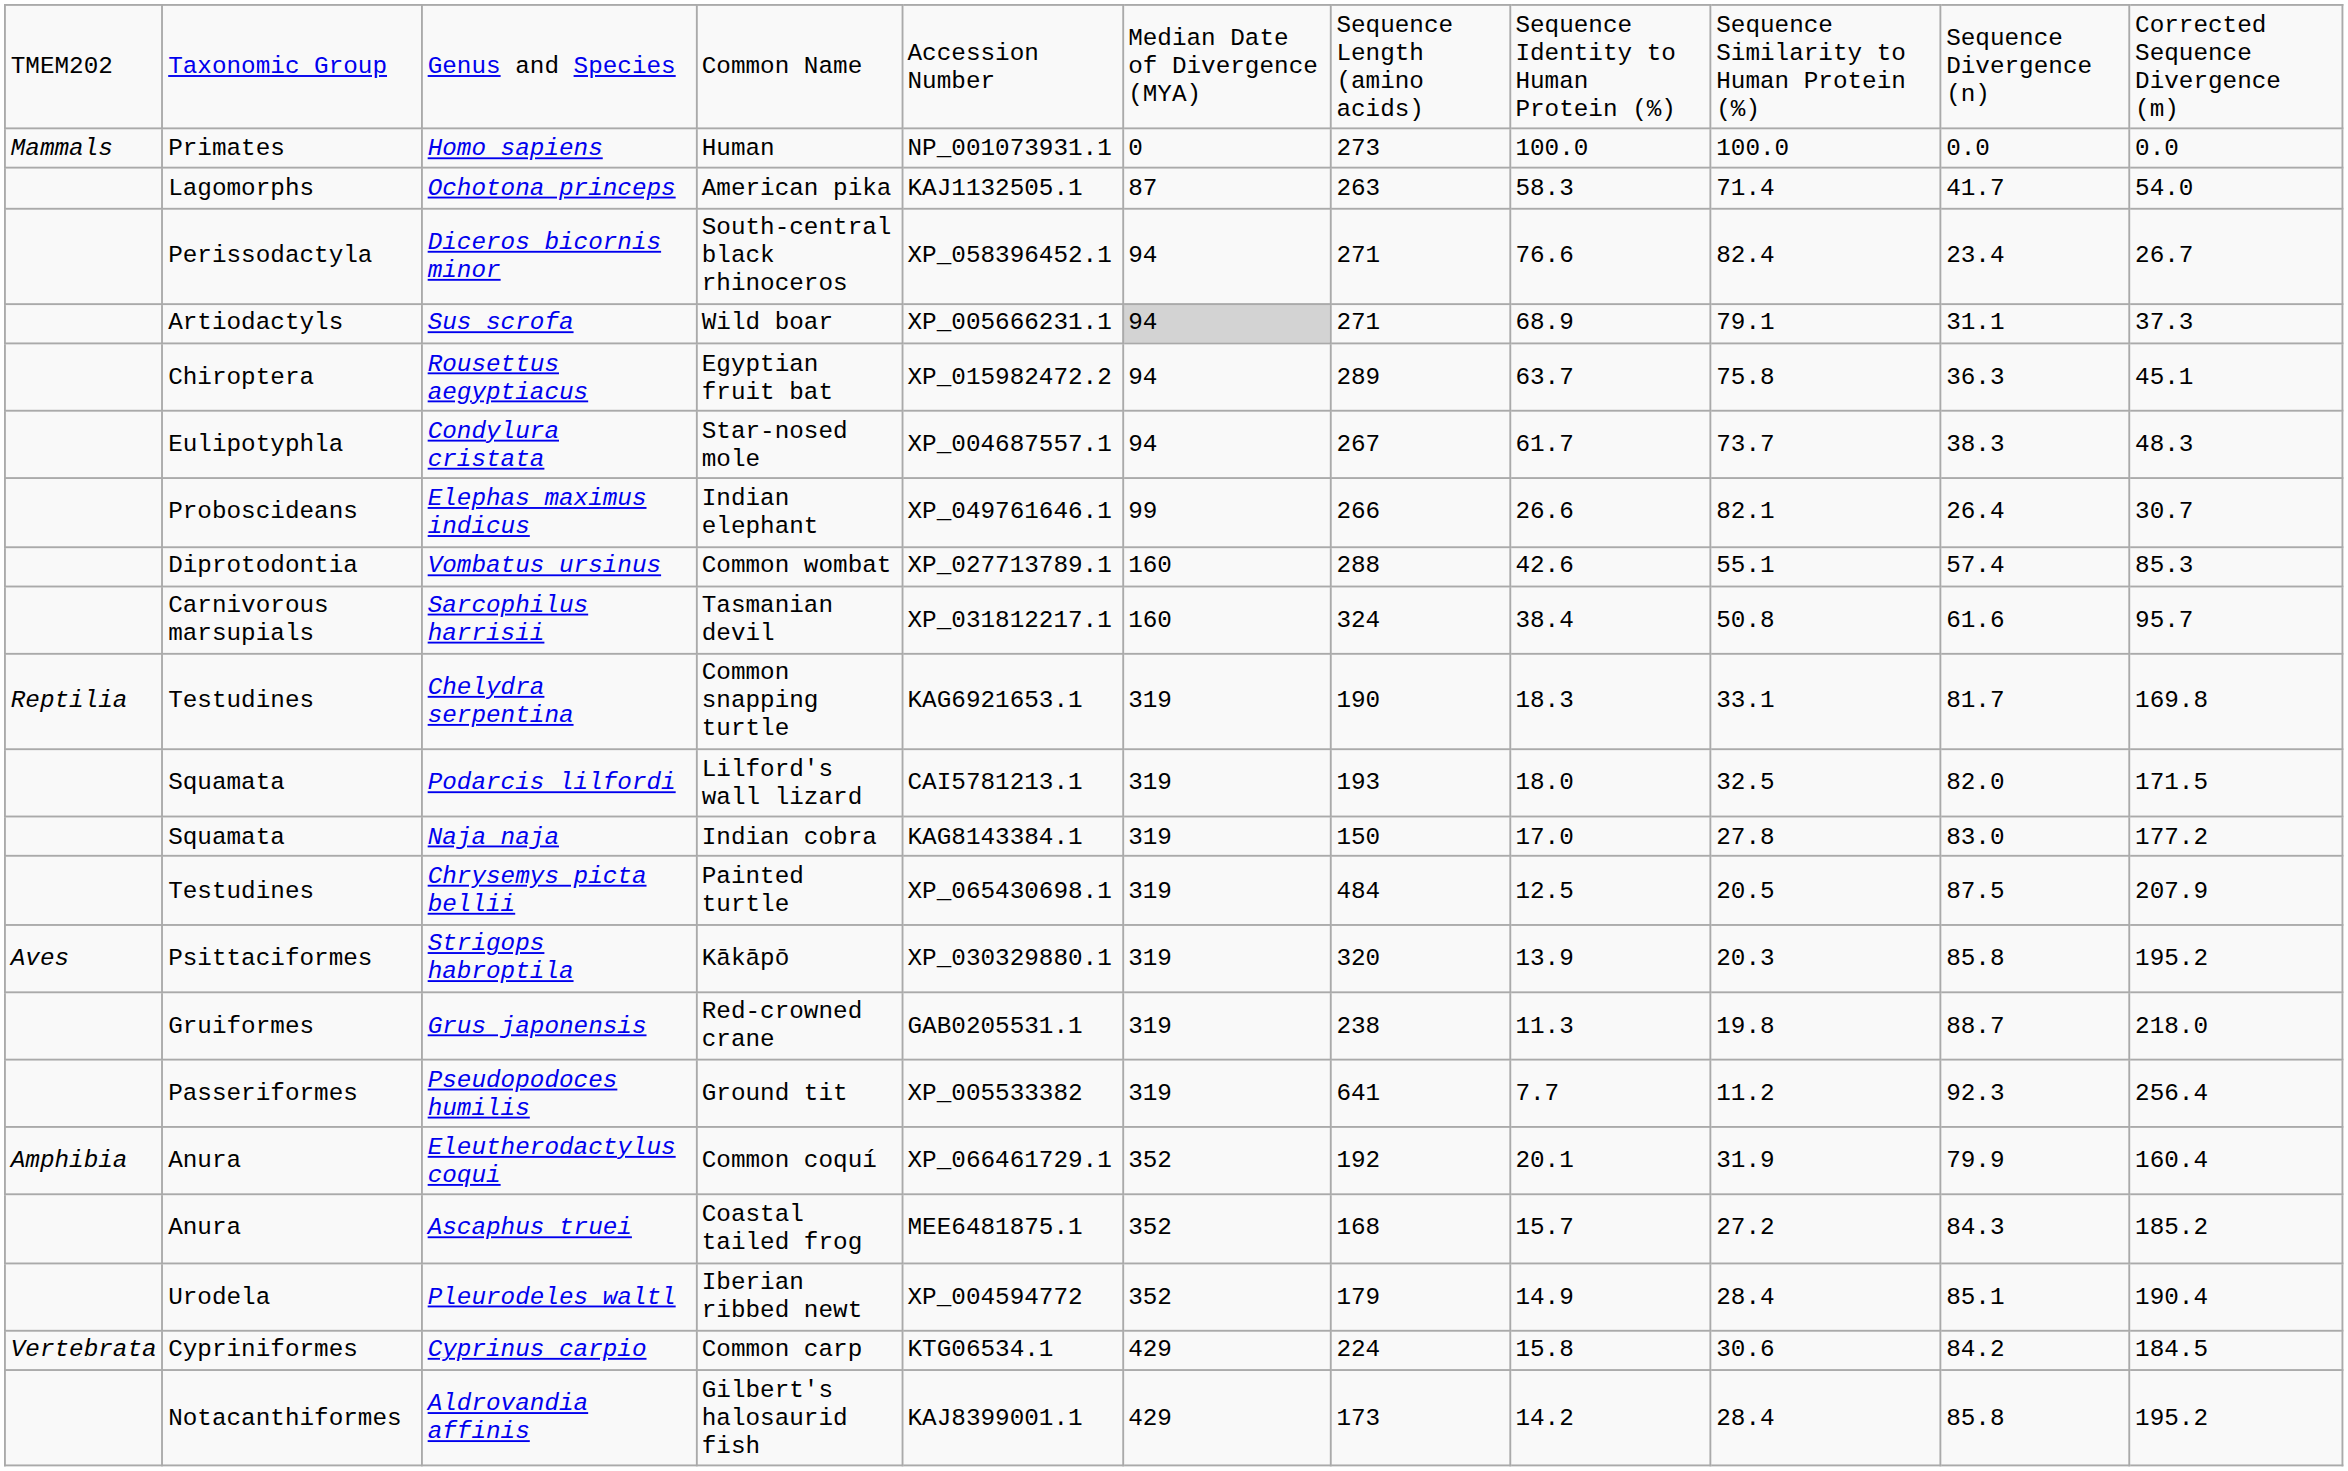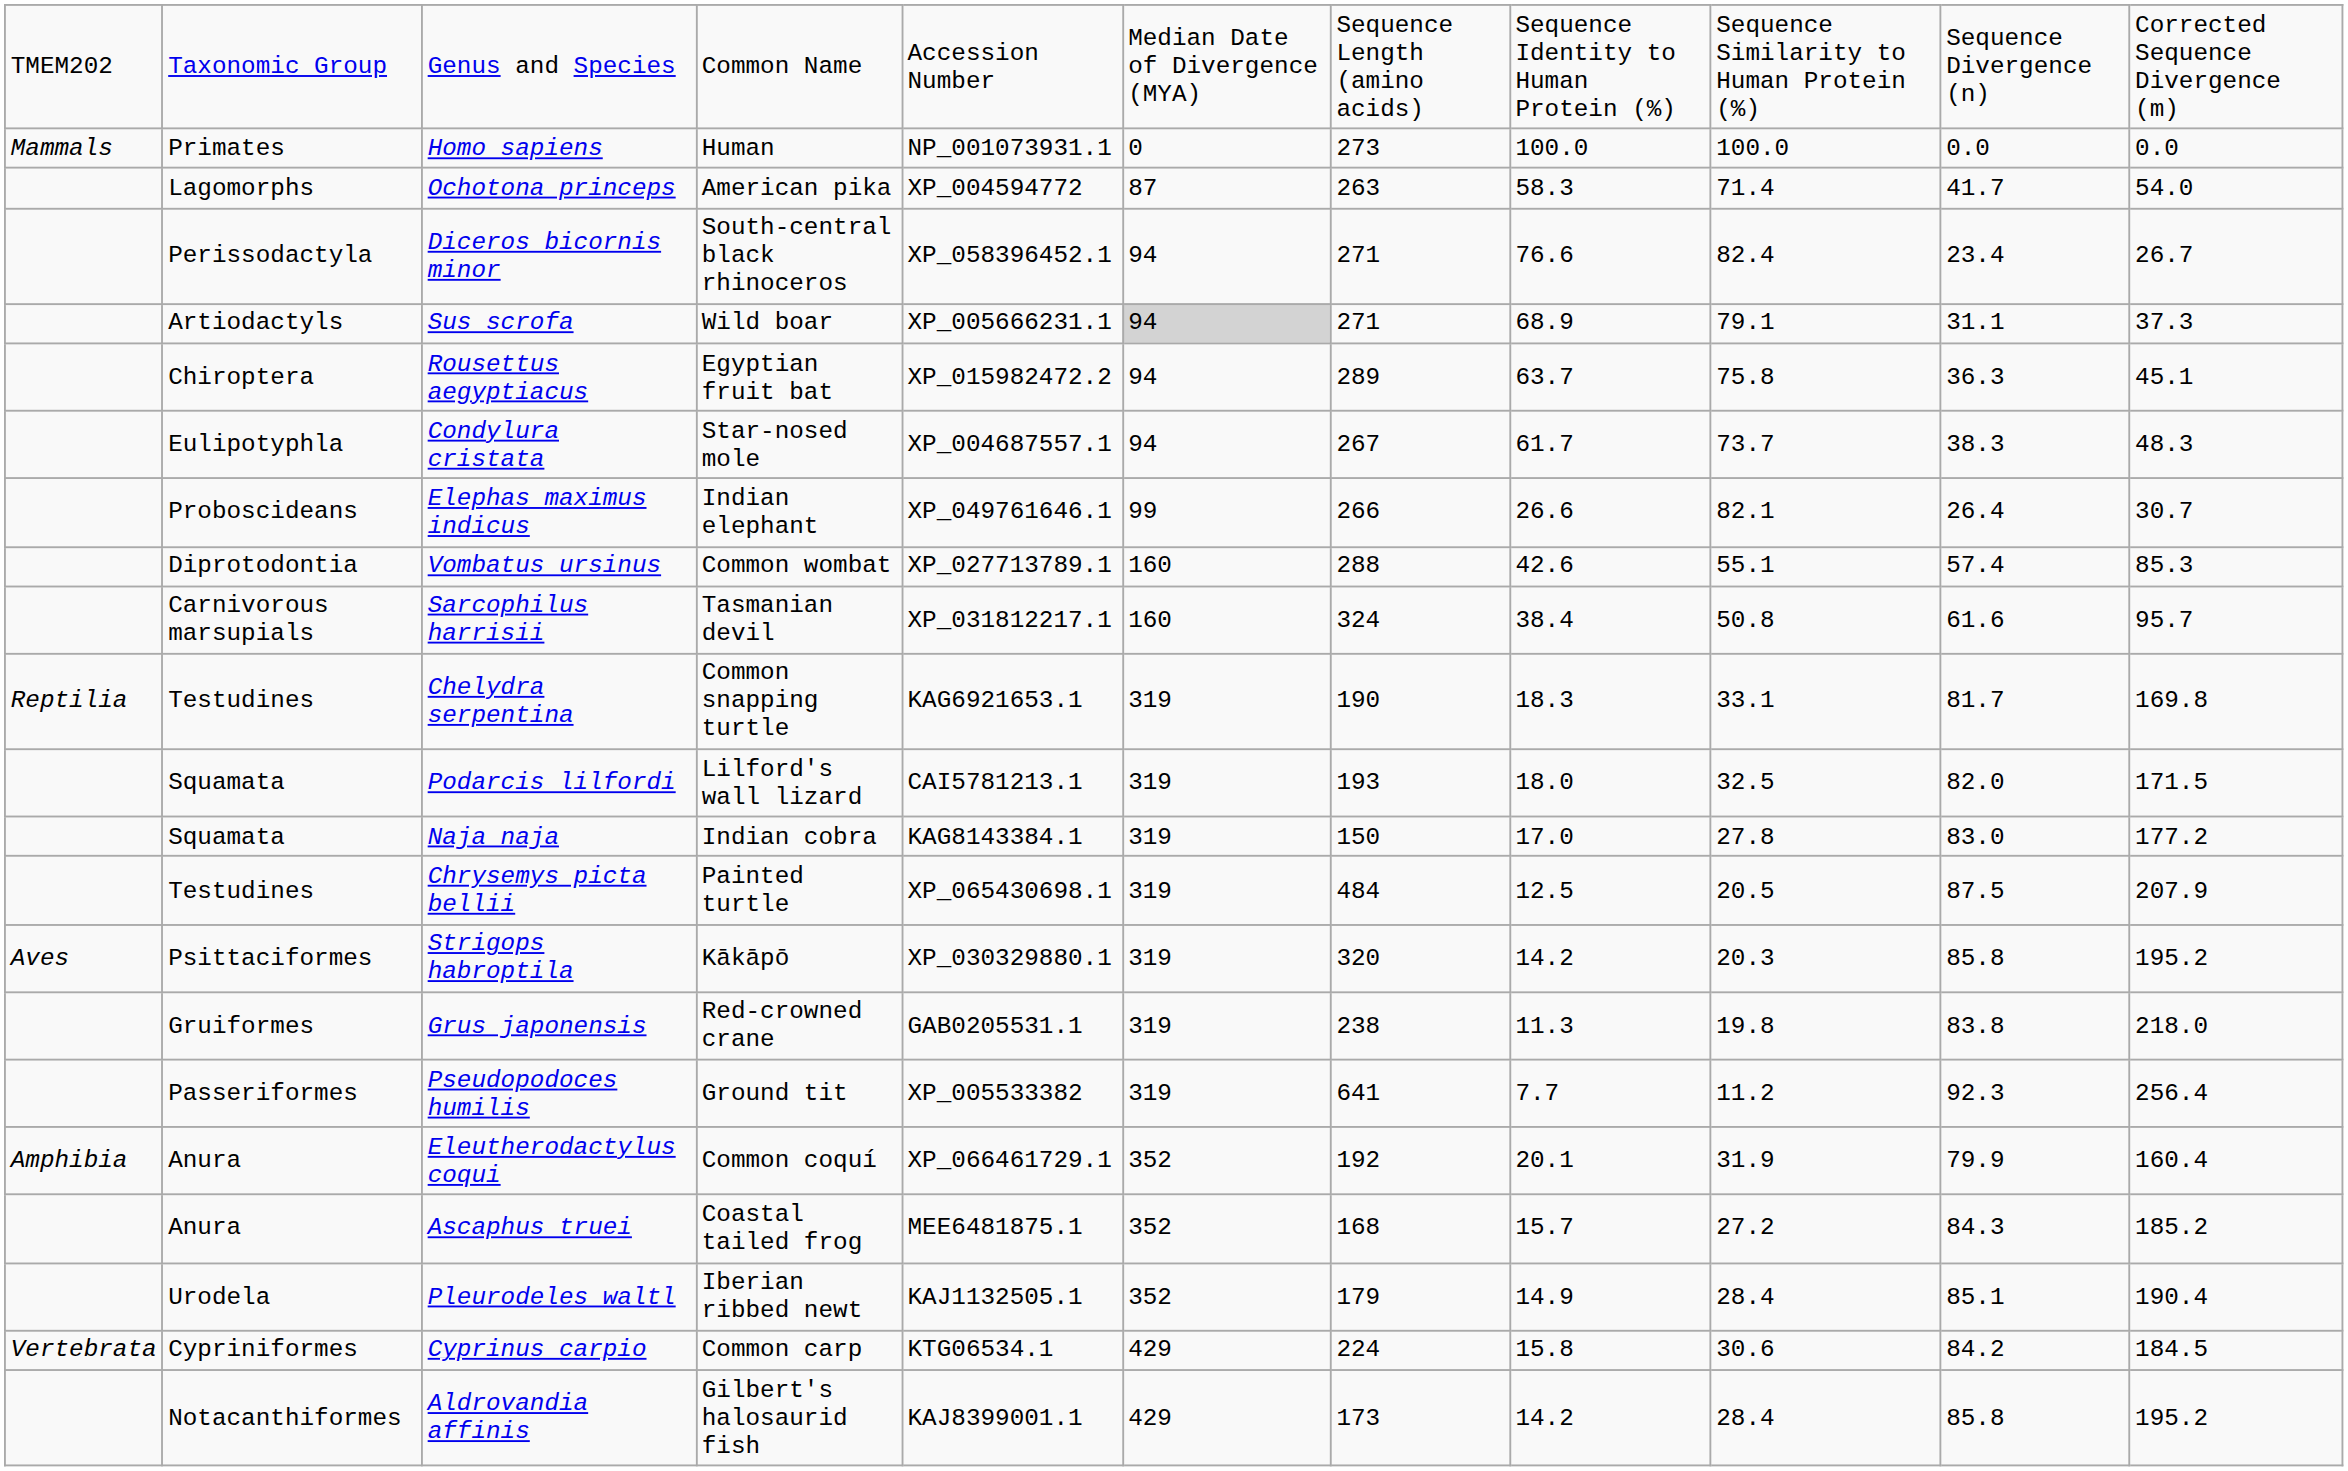(995, 188) KAJ1132505.1 -> (995, 188) XP_004594772
(1545, 958) 13.9 -> (1545, 958) 14.2
(1975, 1026) 88.7 -> (1975, 1026) 83.8
(995, 1296) XP_004594772 -> (995, 1296) KAJ1132505.1
